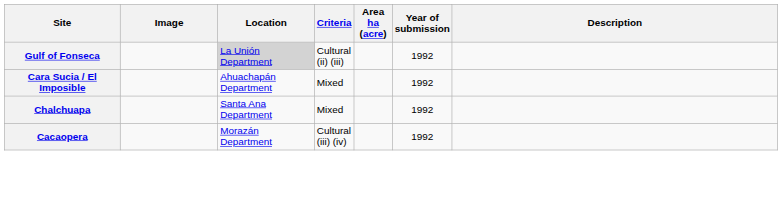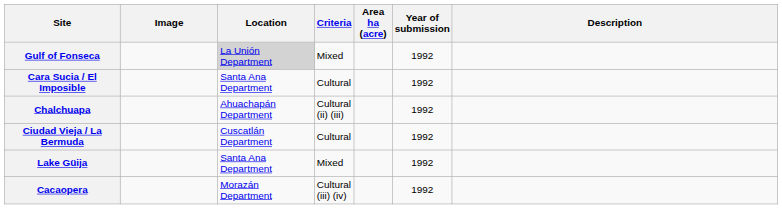(334, 55) Cultural (ii) (iii) -> (330, 55) Mixed
(248, 82) Ahuachapán Department -> (246, 82) Santa Ana Department
(330, 82) Mixed -> (334, 82) Cultural
(246, 109) Santa Ana Department -> (248, 109) Ahuachapán Department
(330, 109) Mixed -> (334, 109) Cultural (ii) (iii)
+ row: (62, 136)
+ row: (62, 163)
